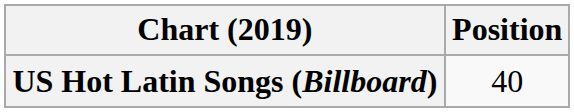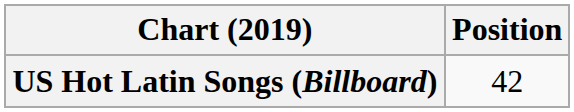(507, 80) 40 -> (507, 80) 42
